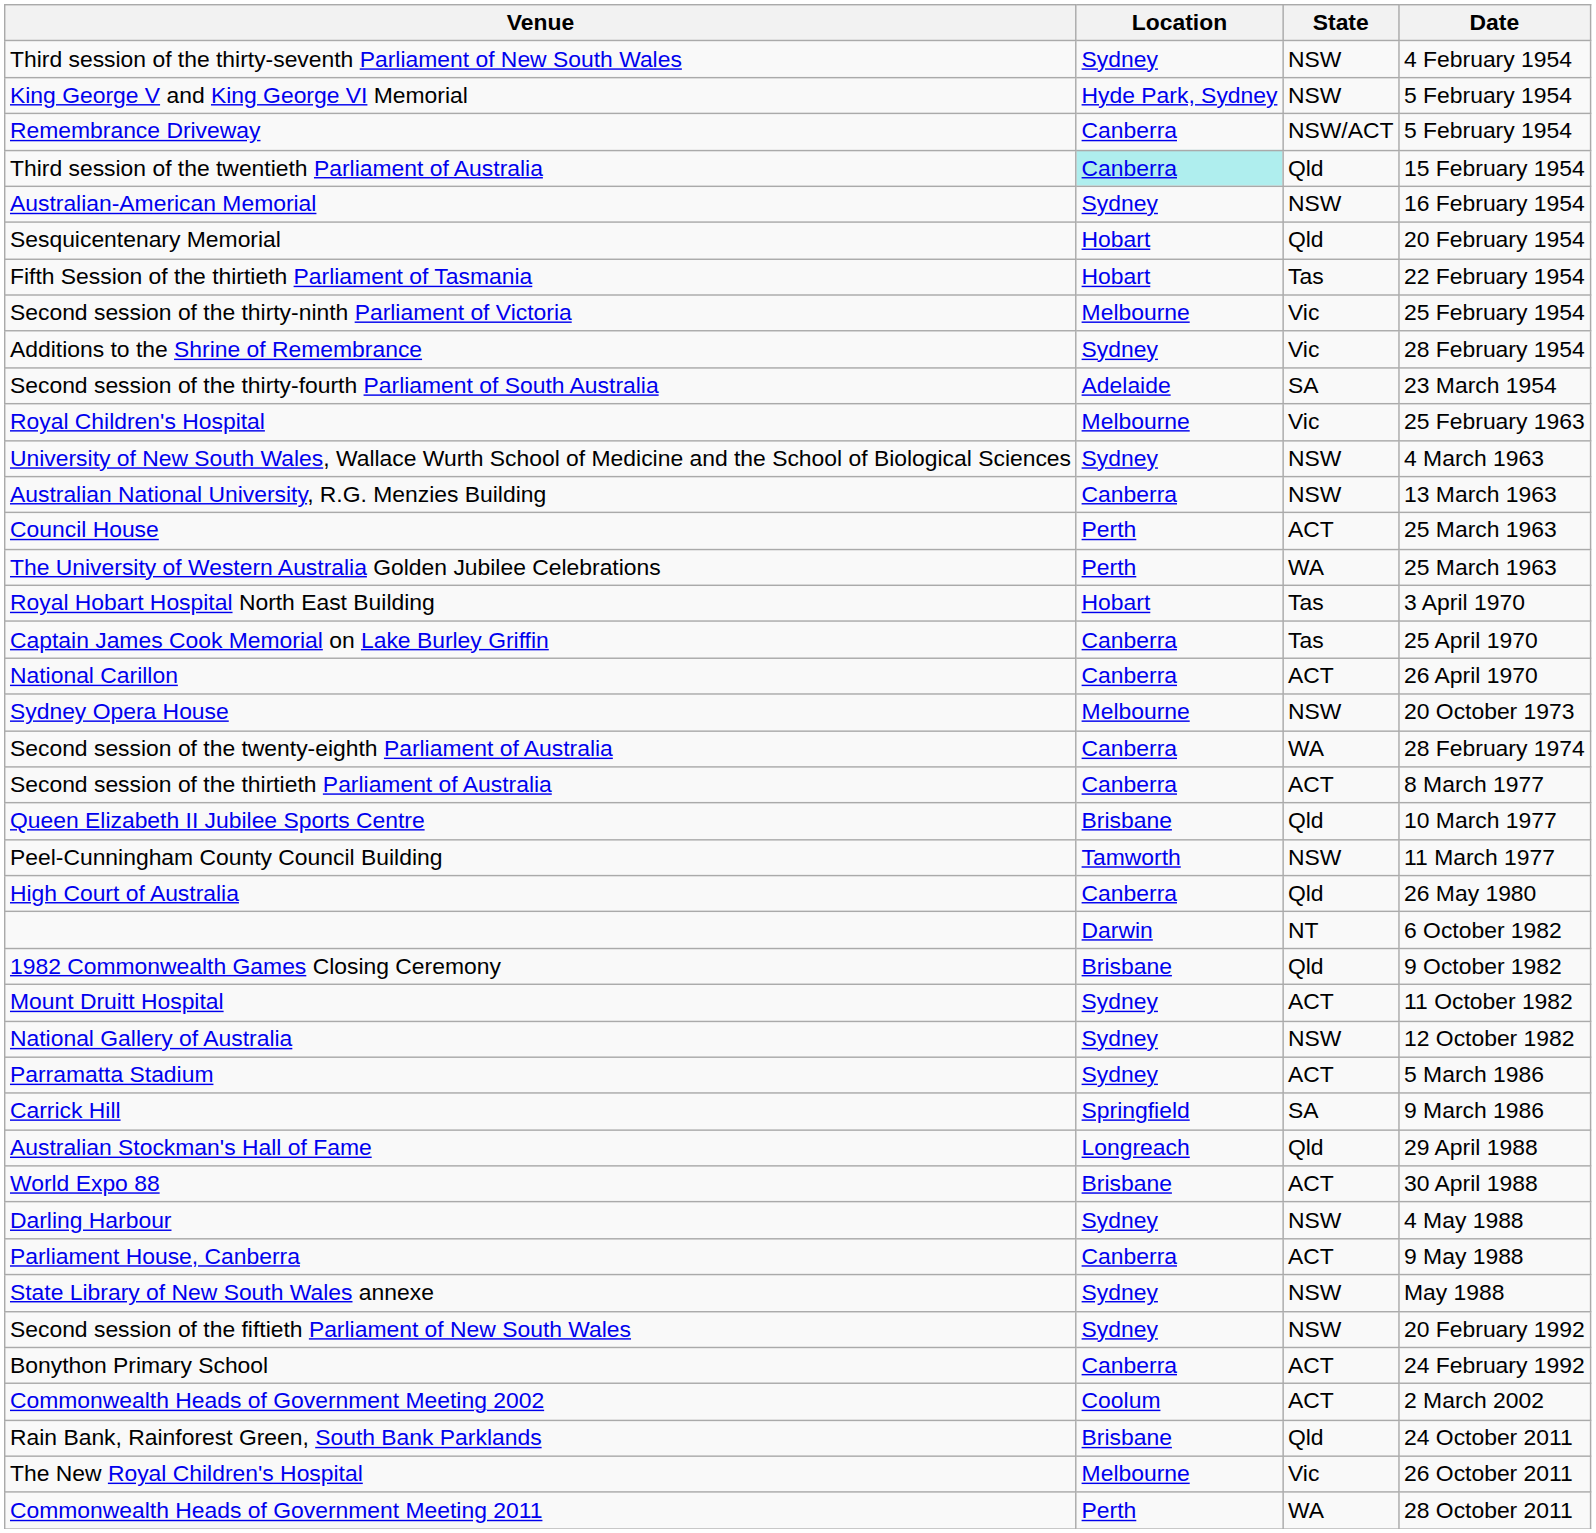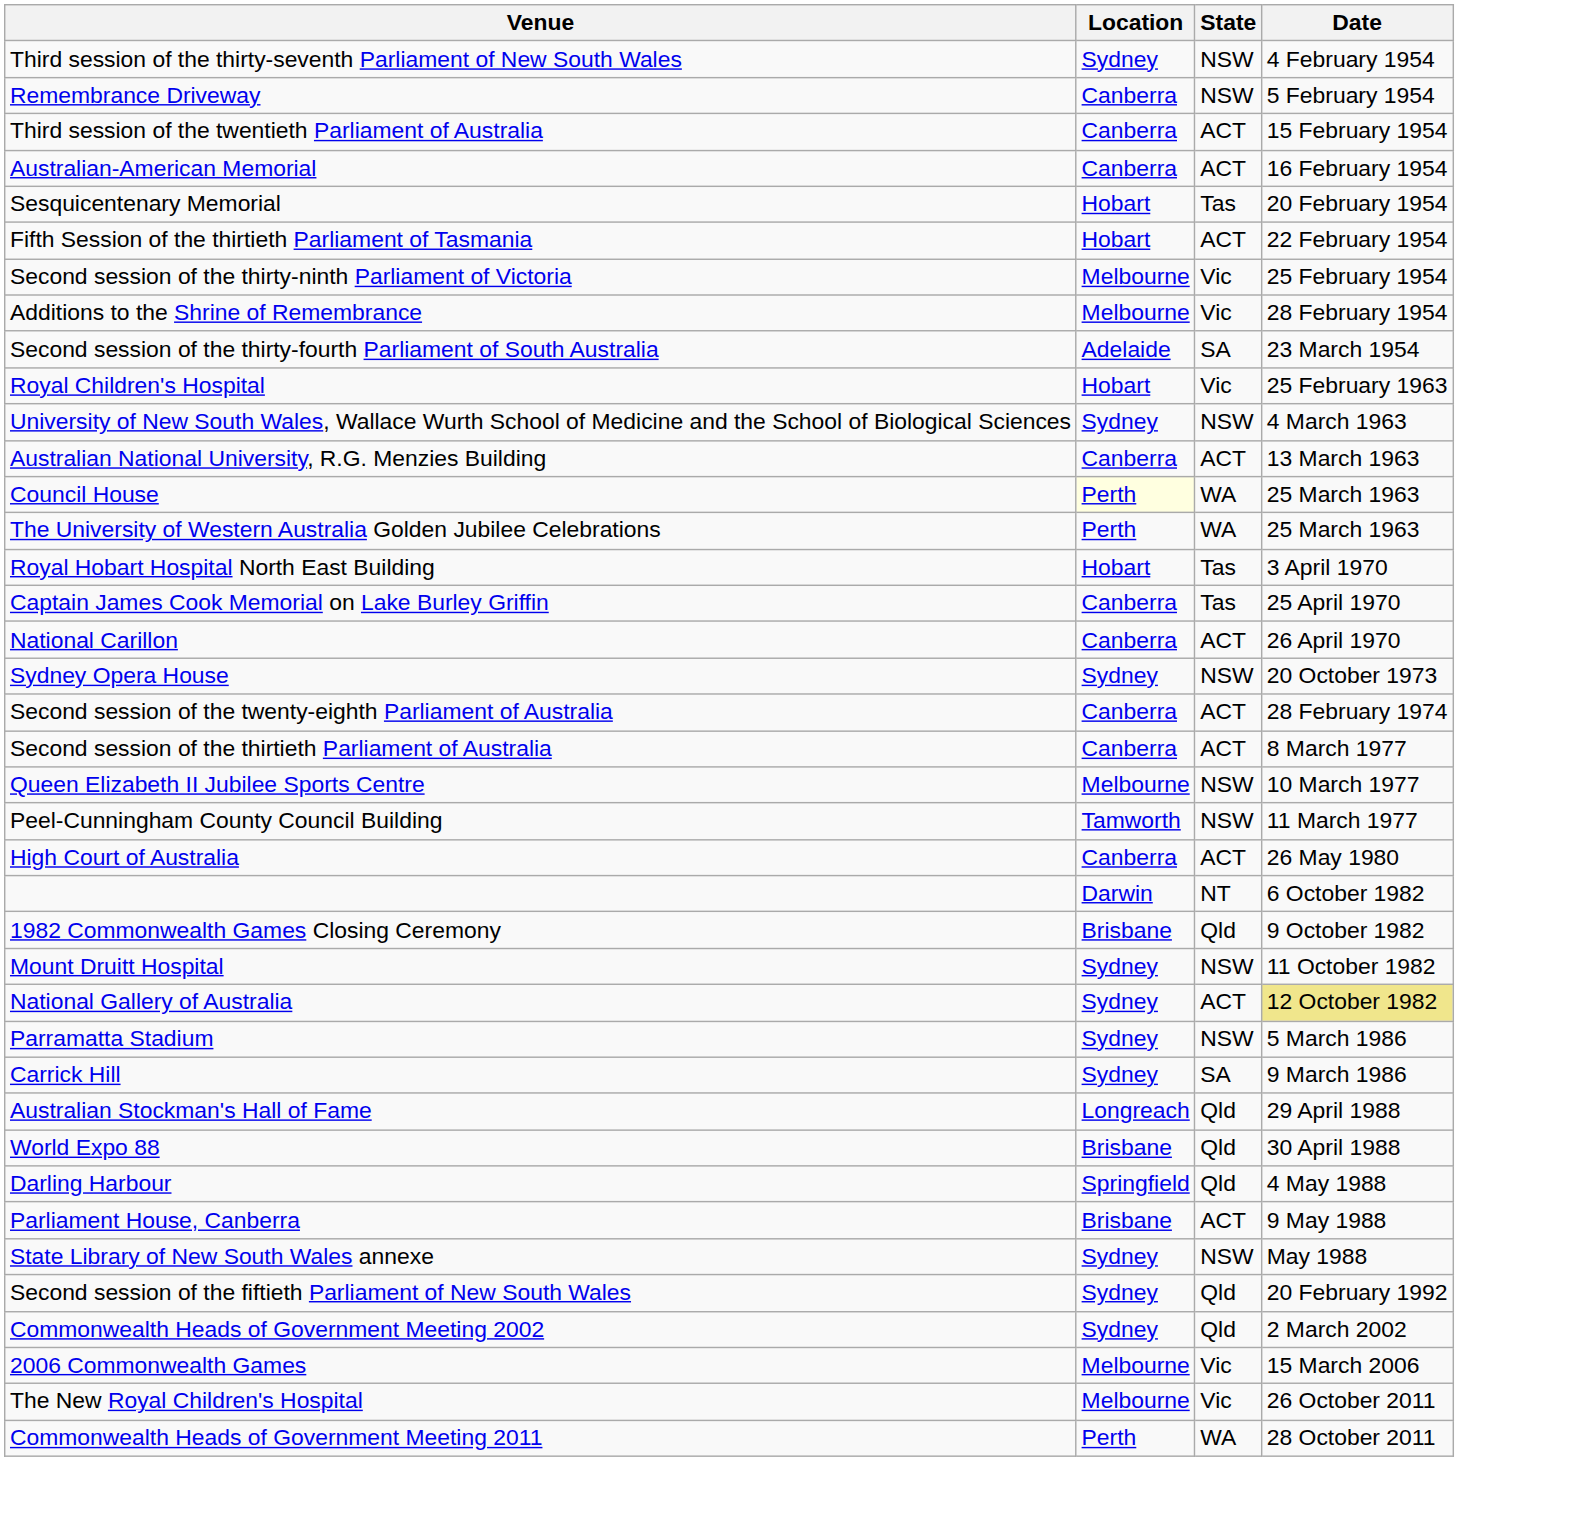- row: (239, 95)
(1341, 131) NSW/ACT -> (1227, 95) NSW
(1129, 167) paleturquoise background -> (1129, 131) no background
(1306, 167) Qld -> (1223, 131) ACT
(1120, 204) Sydney -> (1129, 167) Canberra
(1315, 204) NSW -> (1223, 167) ACT
(1306, 240) Qld -> (1218, 204) Tas
(1306, 276) Tas -> (1223, 240) ACT
(1120, 349) Sydney -> (1136, 312) Melbourne
(1136, 421) Melbourne -> (1116, 385) Hobart
(1315, 494) NSW -> (1223, 458) ACT
(1109, 530) no background -> (1109, 494) lightyellow background
(1311, 530) ACT -> (1218, 494) WA
(1136, 712) Melbourne -> (1120, 675) Sydney
(1306, 748) WA -> (1223, 712) ACT
(1127, 820) Brisbane -> (1136, 784) Melbourne
(1306, 820) Qld -> (1227, 784) NSW
(1306, 893) Qld -> (1223, 857) ACT
(1311, 1002) ACT -> (1227, 966) NSW
(1315, 1038) NSW -> (1223, 1002) ACT
(1489, 1038) no background -> (1352, 1002) khaki background
(1311, 1074) ACT -> (1227, 1038) NSW
(1136, 1111) Springfield -> (1120, 1074) Sydney
(1311, 1183) ACT -> (1218, 1147) Qld
(1120, 1220) Sydney -> (1136, 1183) Springfield
(1315, 1220) NSW -> (1218, 1183) Qld
(1129, 1256) Canberra -> (1127, 1220) Brisbane
(1315, 1328) NSW -> (1218, 1292) Qld
- row: (139, 1365)
(1121, 1401) Coolum -> (1120, 1328) Sydney
(1311, 1401) ACT -> (1218, 1328) Qld
+ row: (158, 1365)
- row: (276, 1437)
